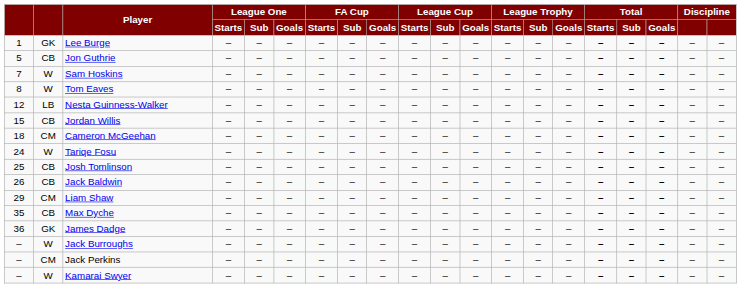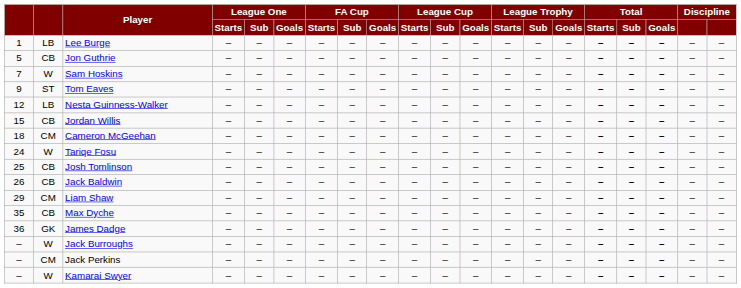(48, 43) GK -> (48, 43) LB
(19, 89) 8 -> (19, 89) 9
(48, 89) W -> (48, 89) ST
